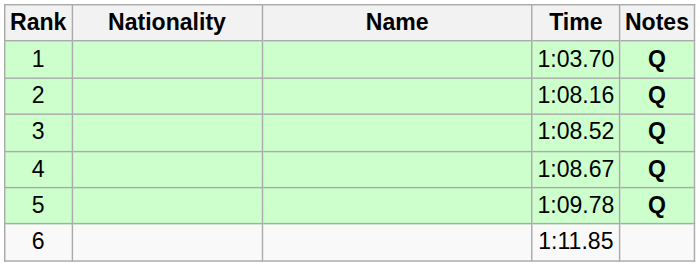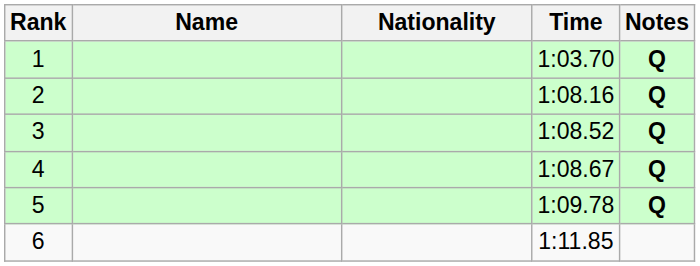columns swapped: (397, 22) <-> (167, 22)
